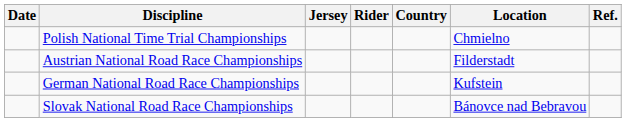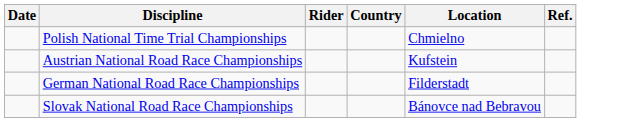- column: (328, 15)
(484, 60) Filderstadt -> (433, 60) Kufstein
(478, 83) Kufstein -> (439, 83) Filderstadt
